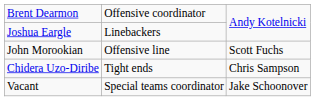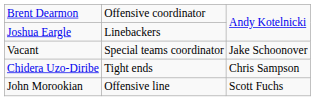rows swapped: (45, 50) <-> (23, 86)
